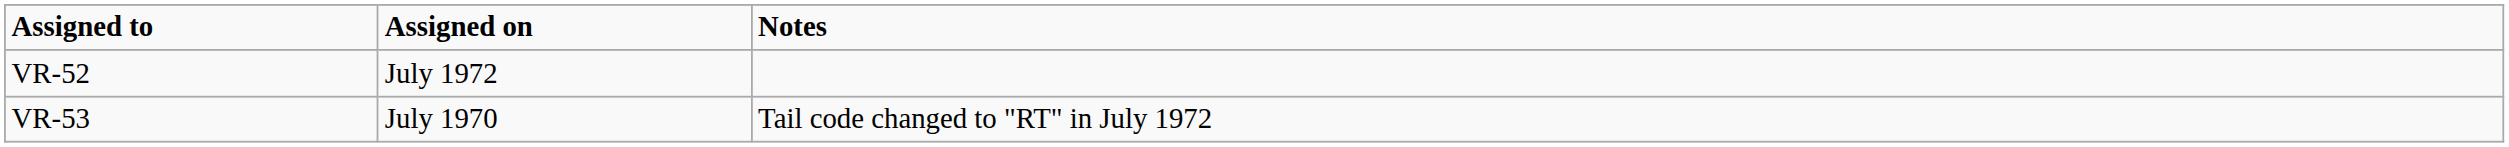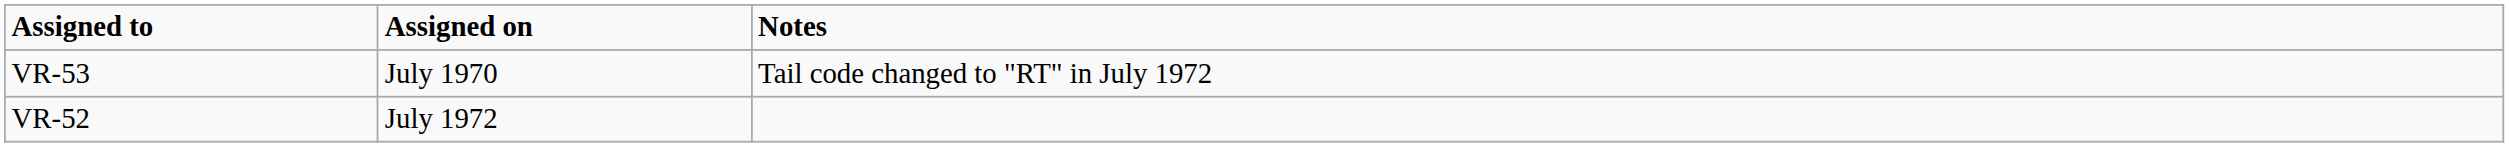rows swapped: (51, 118) <-> (51, 73)
